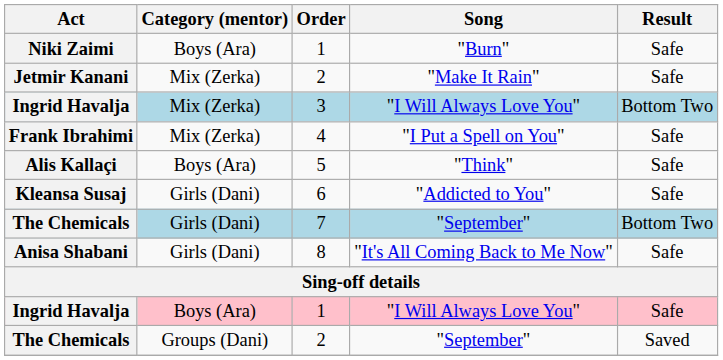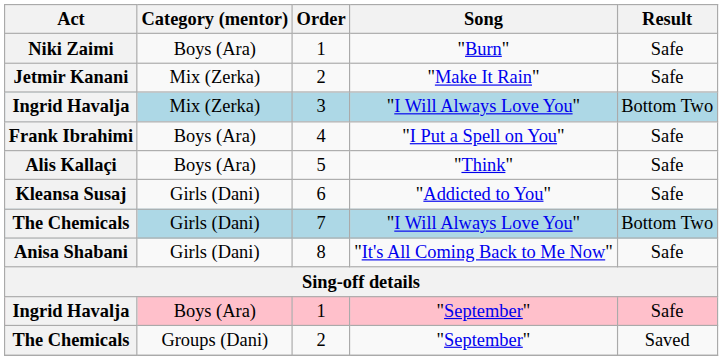(215, 135) Mix (Zerka) -> (215, 135) Boys (Ara)
(483, 223) "September" -> (483, 223) "I Will Always Love You"
(483, 310) "I Will Always Love You" -> (483, 310) "September"
